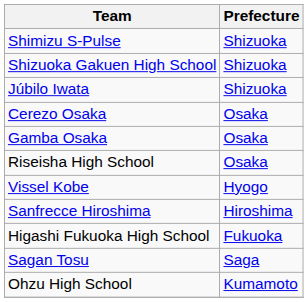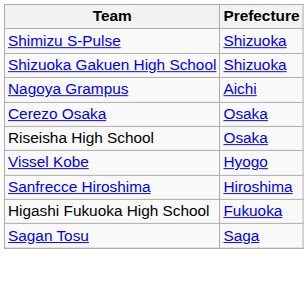- row: (49, 89)
+ row: (68, 89)
- row: (58, 138)
- row: (70, 284)
